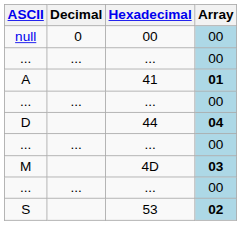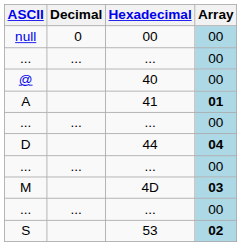+ row: (26, 79)
